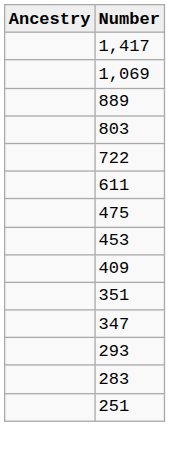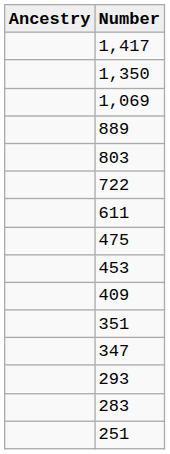+ row: (124, 74)
